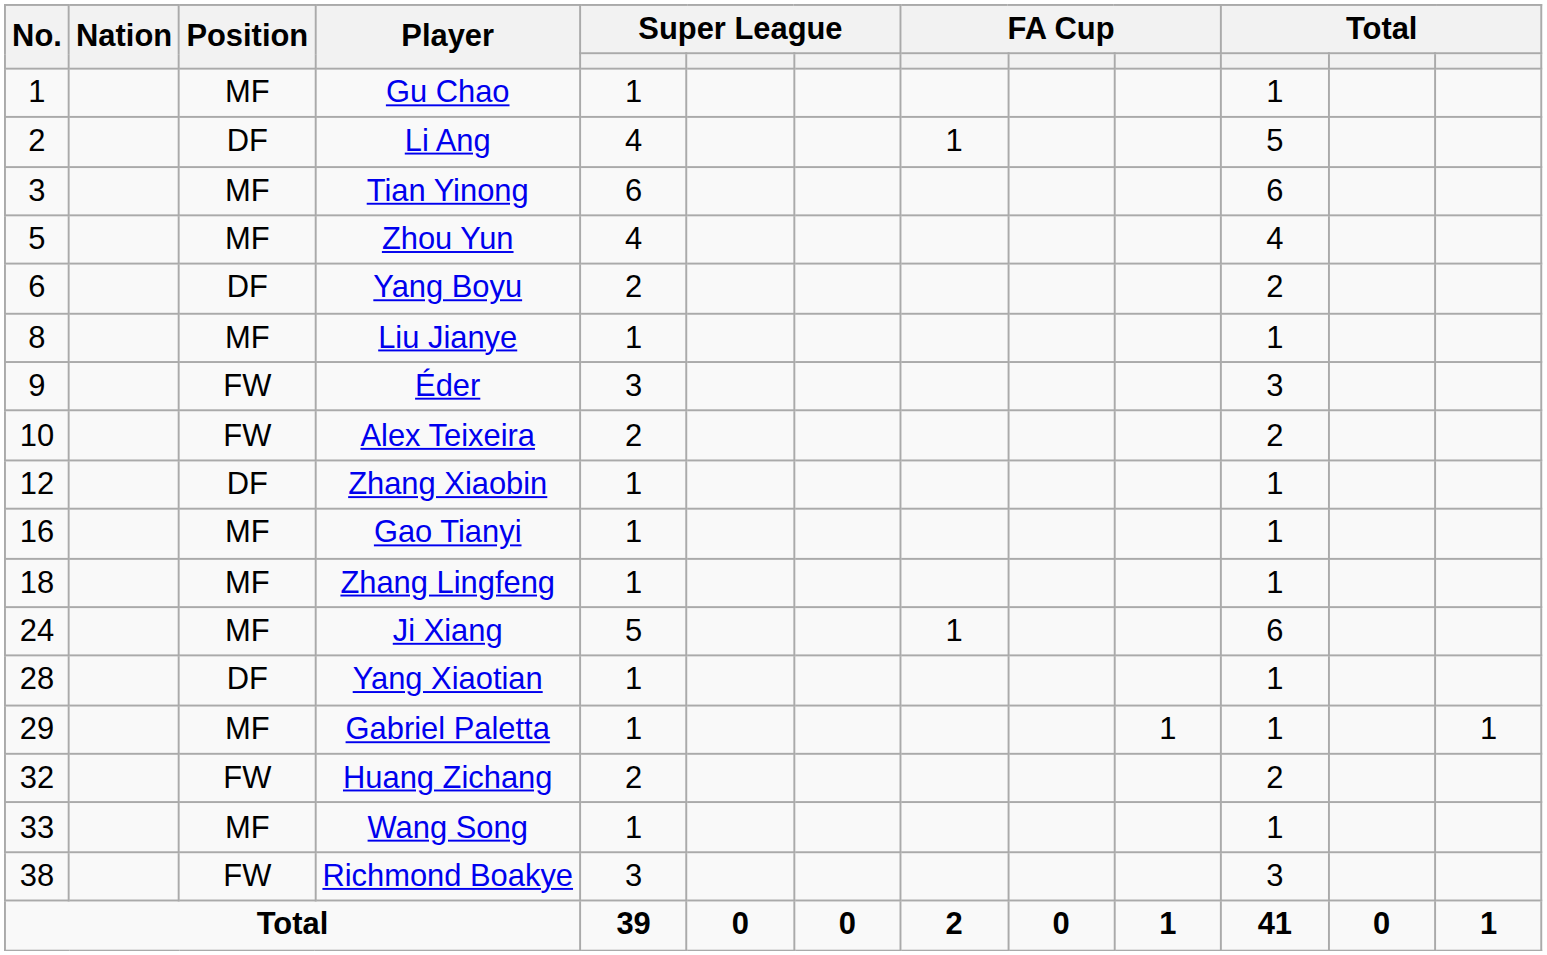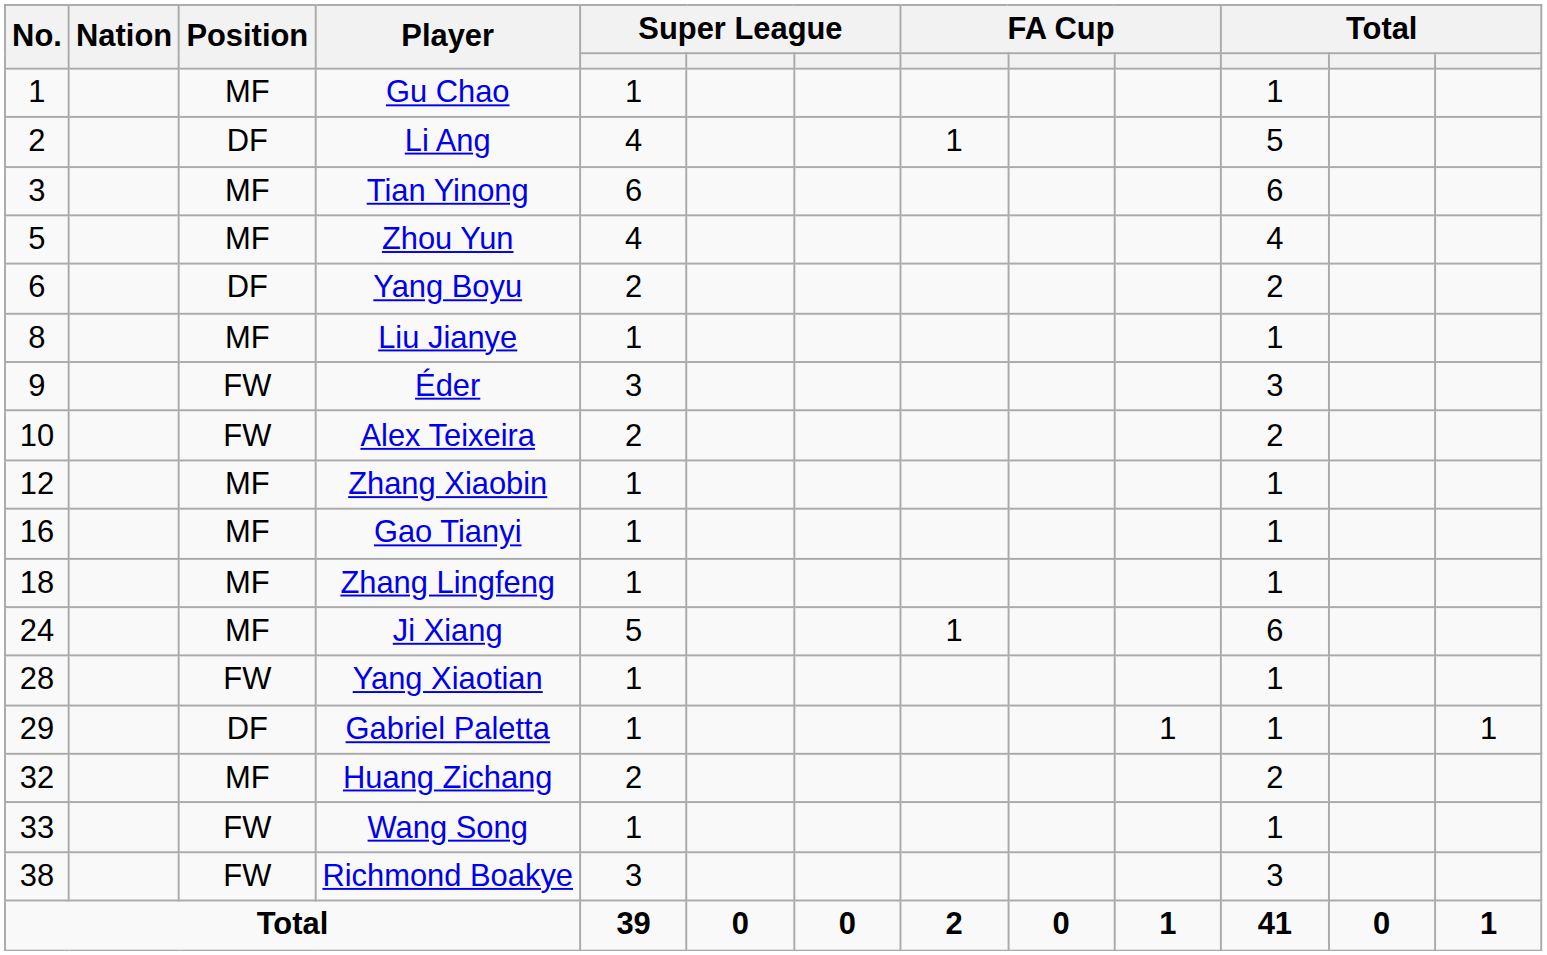(247, 483) DF -> (247, 483) MF
(247, 679) DF -> (247, 679) FW
(247, 728) MF -> (247, 728) DF
(247, 777) FW -> (247, 777) MF
(247, 826) MF -> (247, 826) FW
